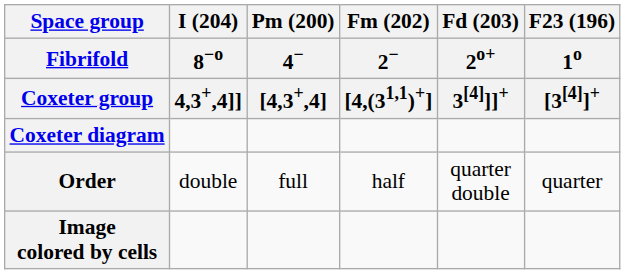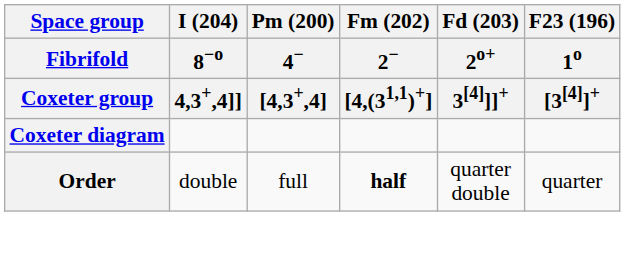(388, 181) normal -> (388, 181) bold
- row: (87, 239)
